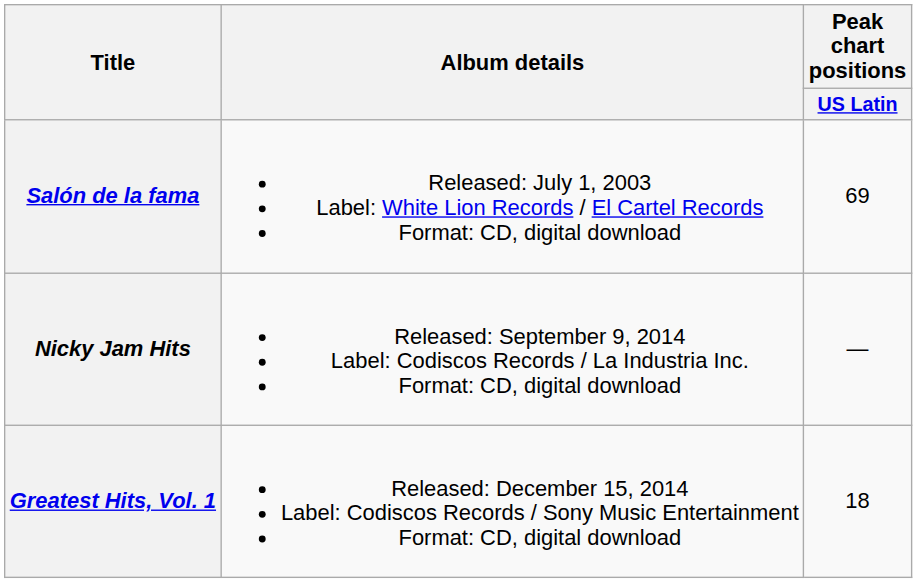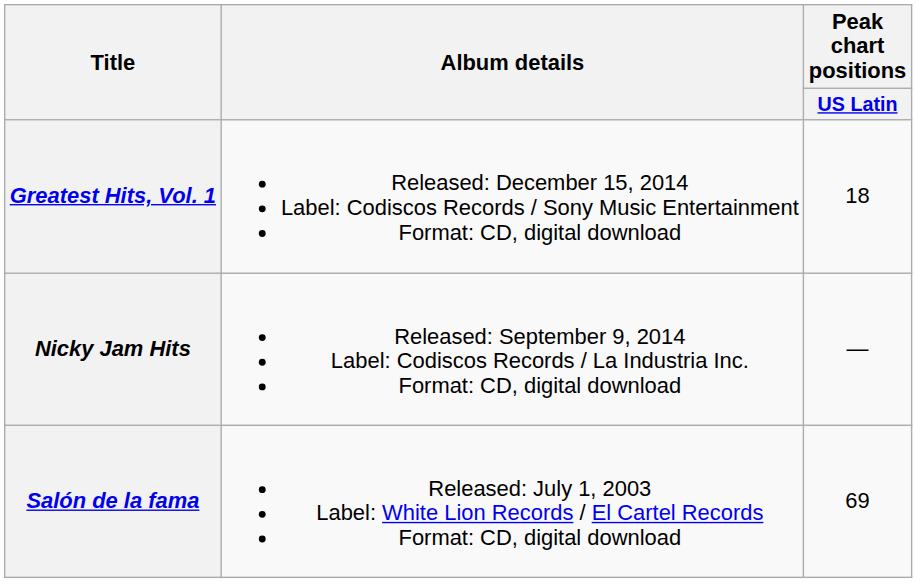rows swapped: (113, 196) <-> (113, 501)
